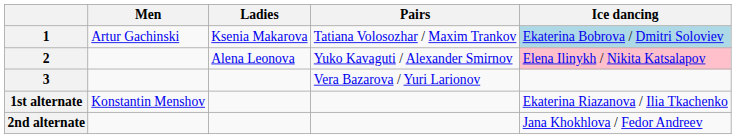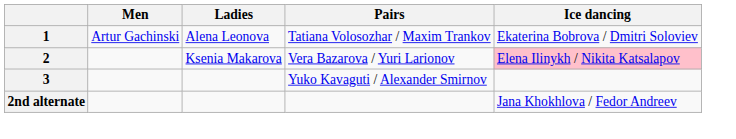(259, 36) Ksenia Makarova -> (227, 36) Alena Leonova
(623, 36) lightblue background -> (597, 36) no background
(253, 58) Alena Leonova -> (234, 58) Ksenia Makarova
(413, 58) Yuko Kavaguti / Alexander Smirnov -> (371, 58) Vera Bazarova / Yuri Larionov
(397, 79) Vera Bazarova / Yuri Larionov -> (387, 79) Yuko Kavaguti / Alexander Smirnov
- row: (46, 101)
